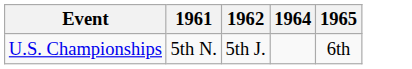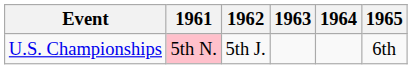+ column: (293, 19)
(194, 48) no background -> (194, 48) pink background
